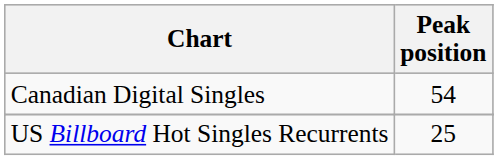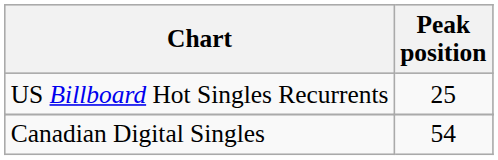rows swapped: (138, 93) <-> (200, 133)
